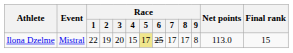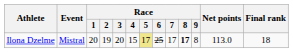(93, 40) 22 -> (93, 40) 20
(185, 40) normal -> (185, 40) bold
(266, 40) 15 -> (266, 40) 18
